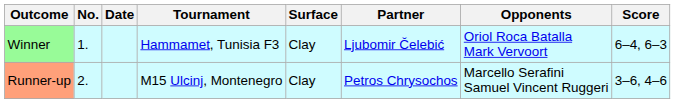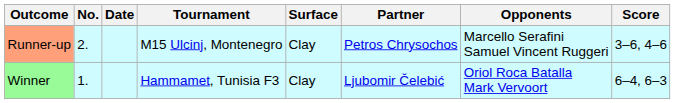rows swapped: (29, 44) <-> (39, 80)
